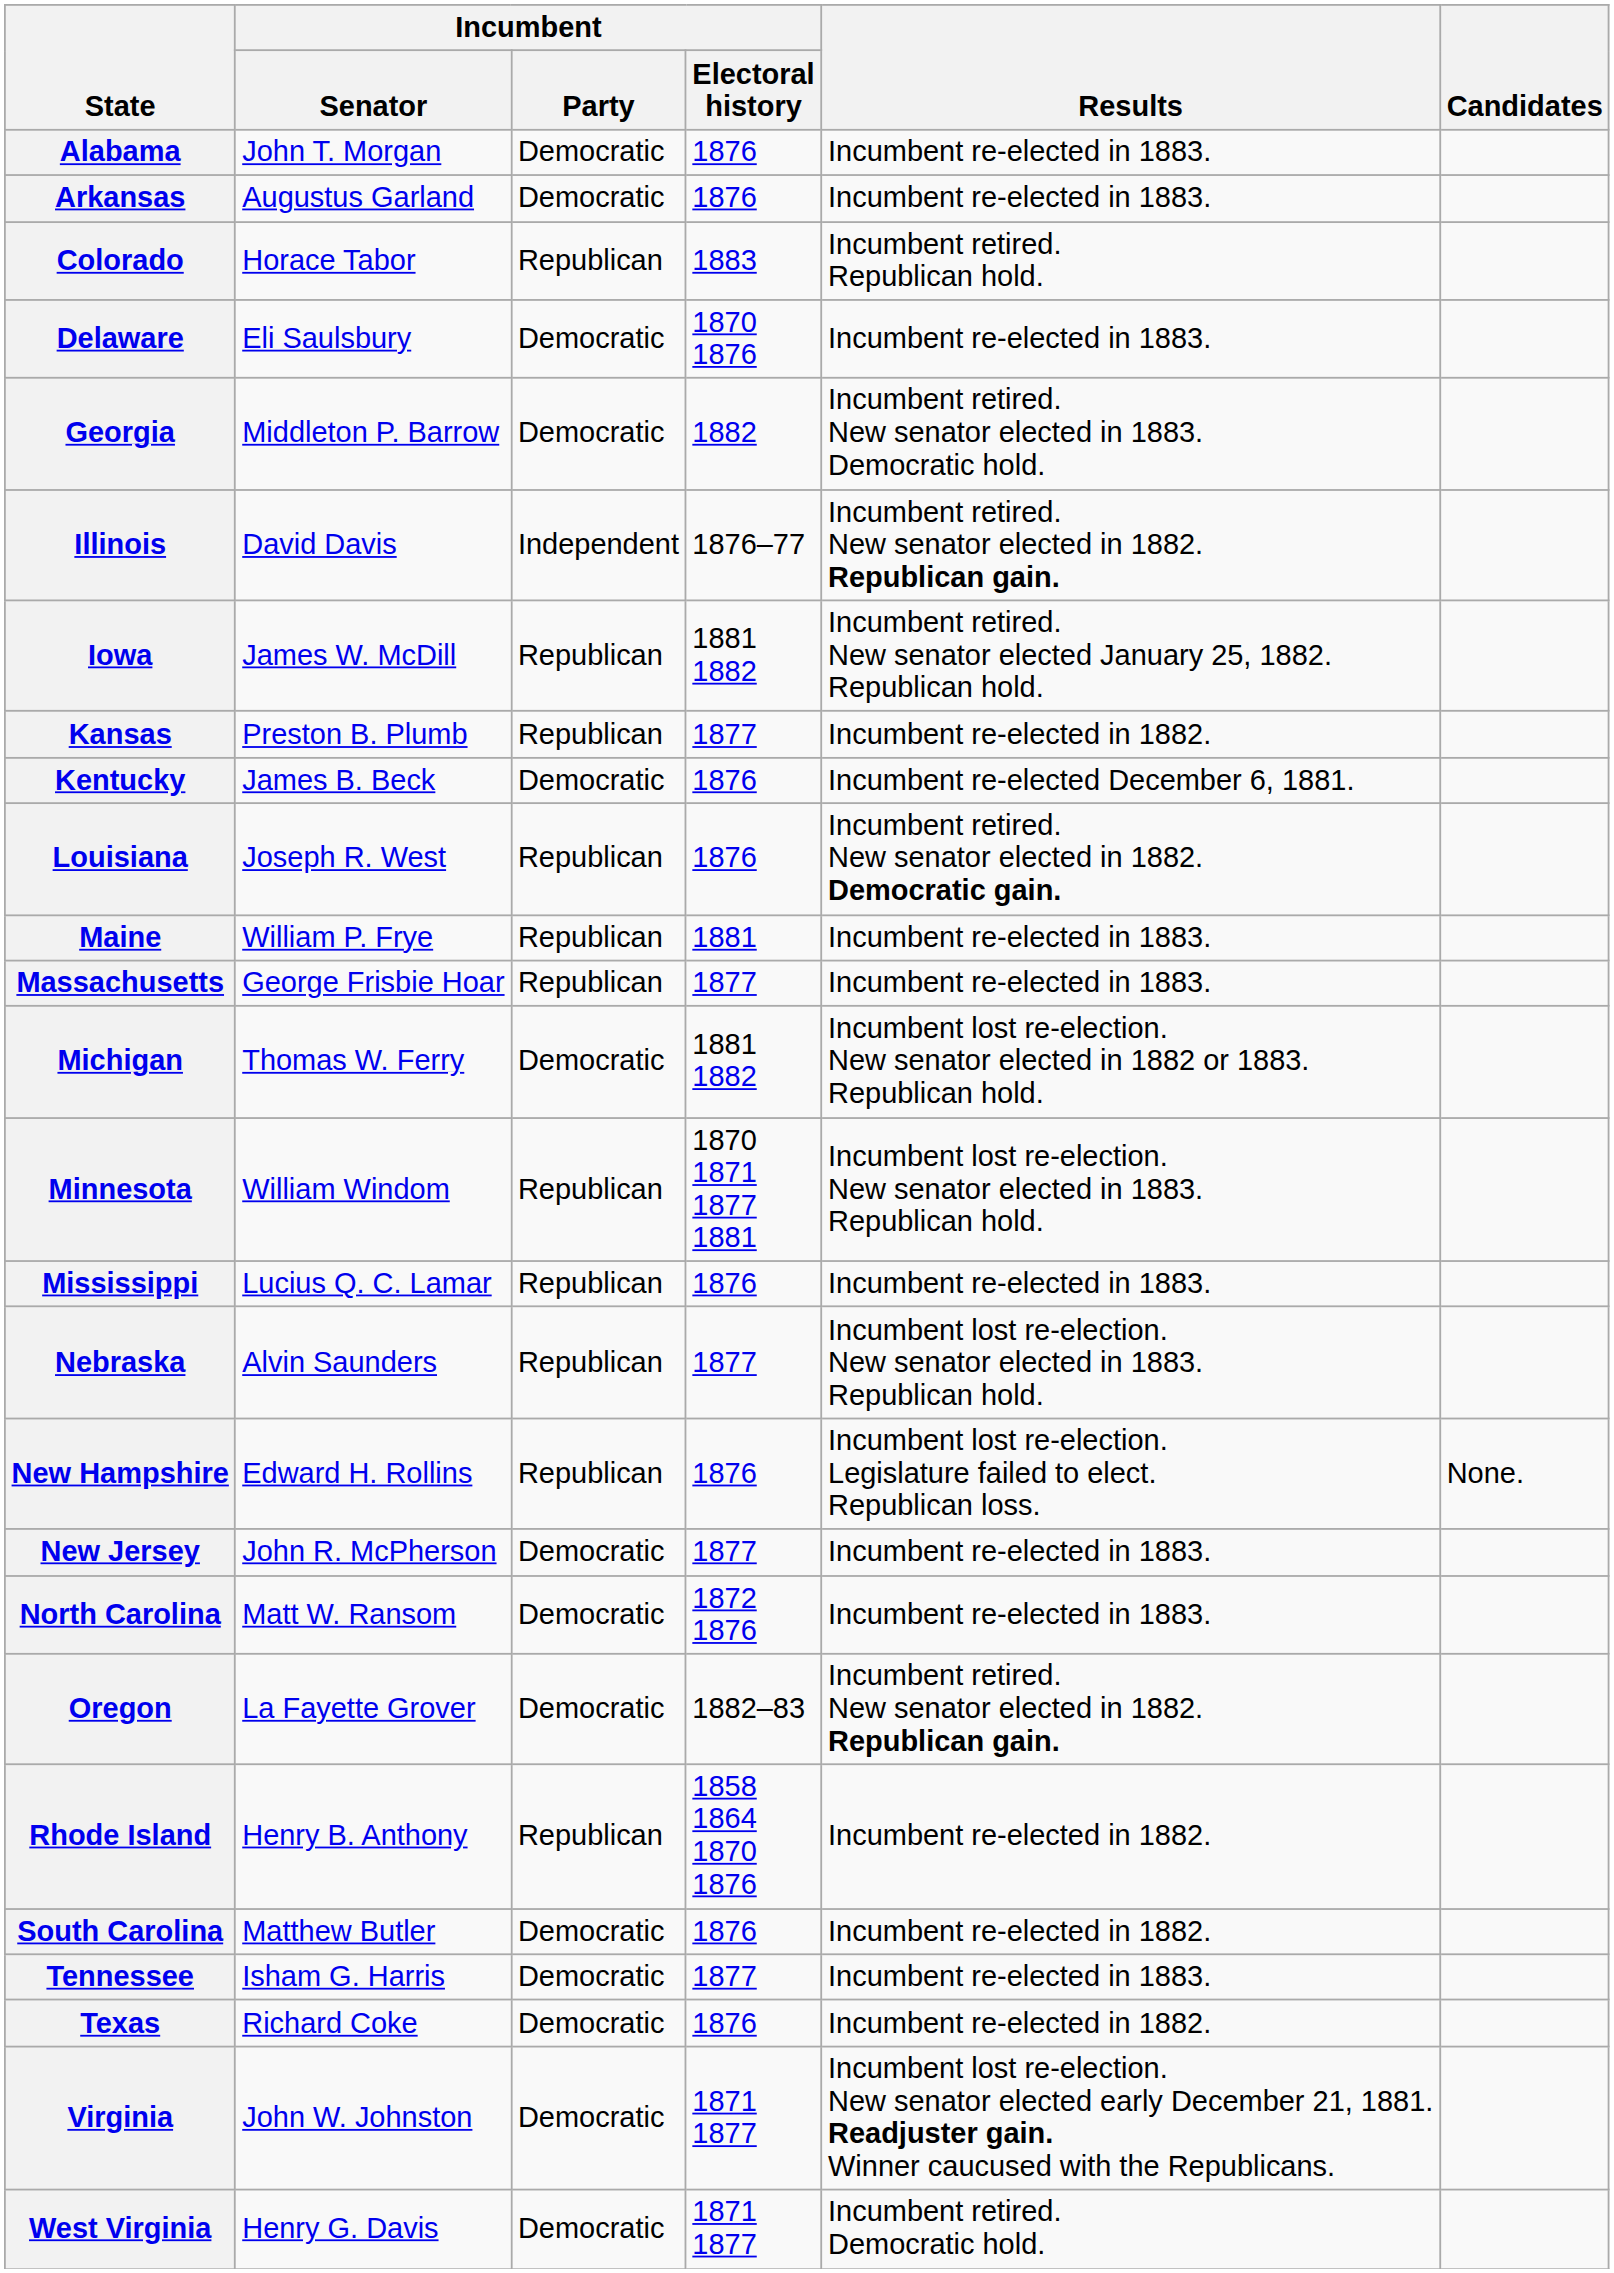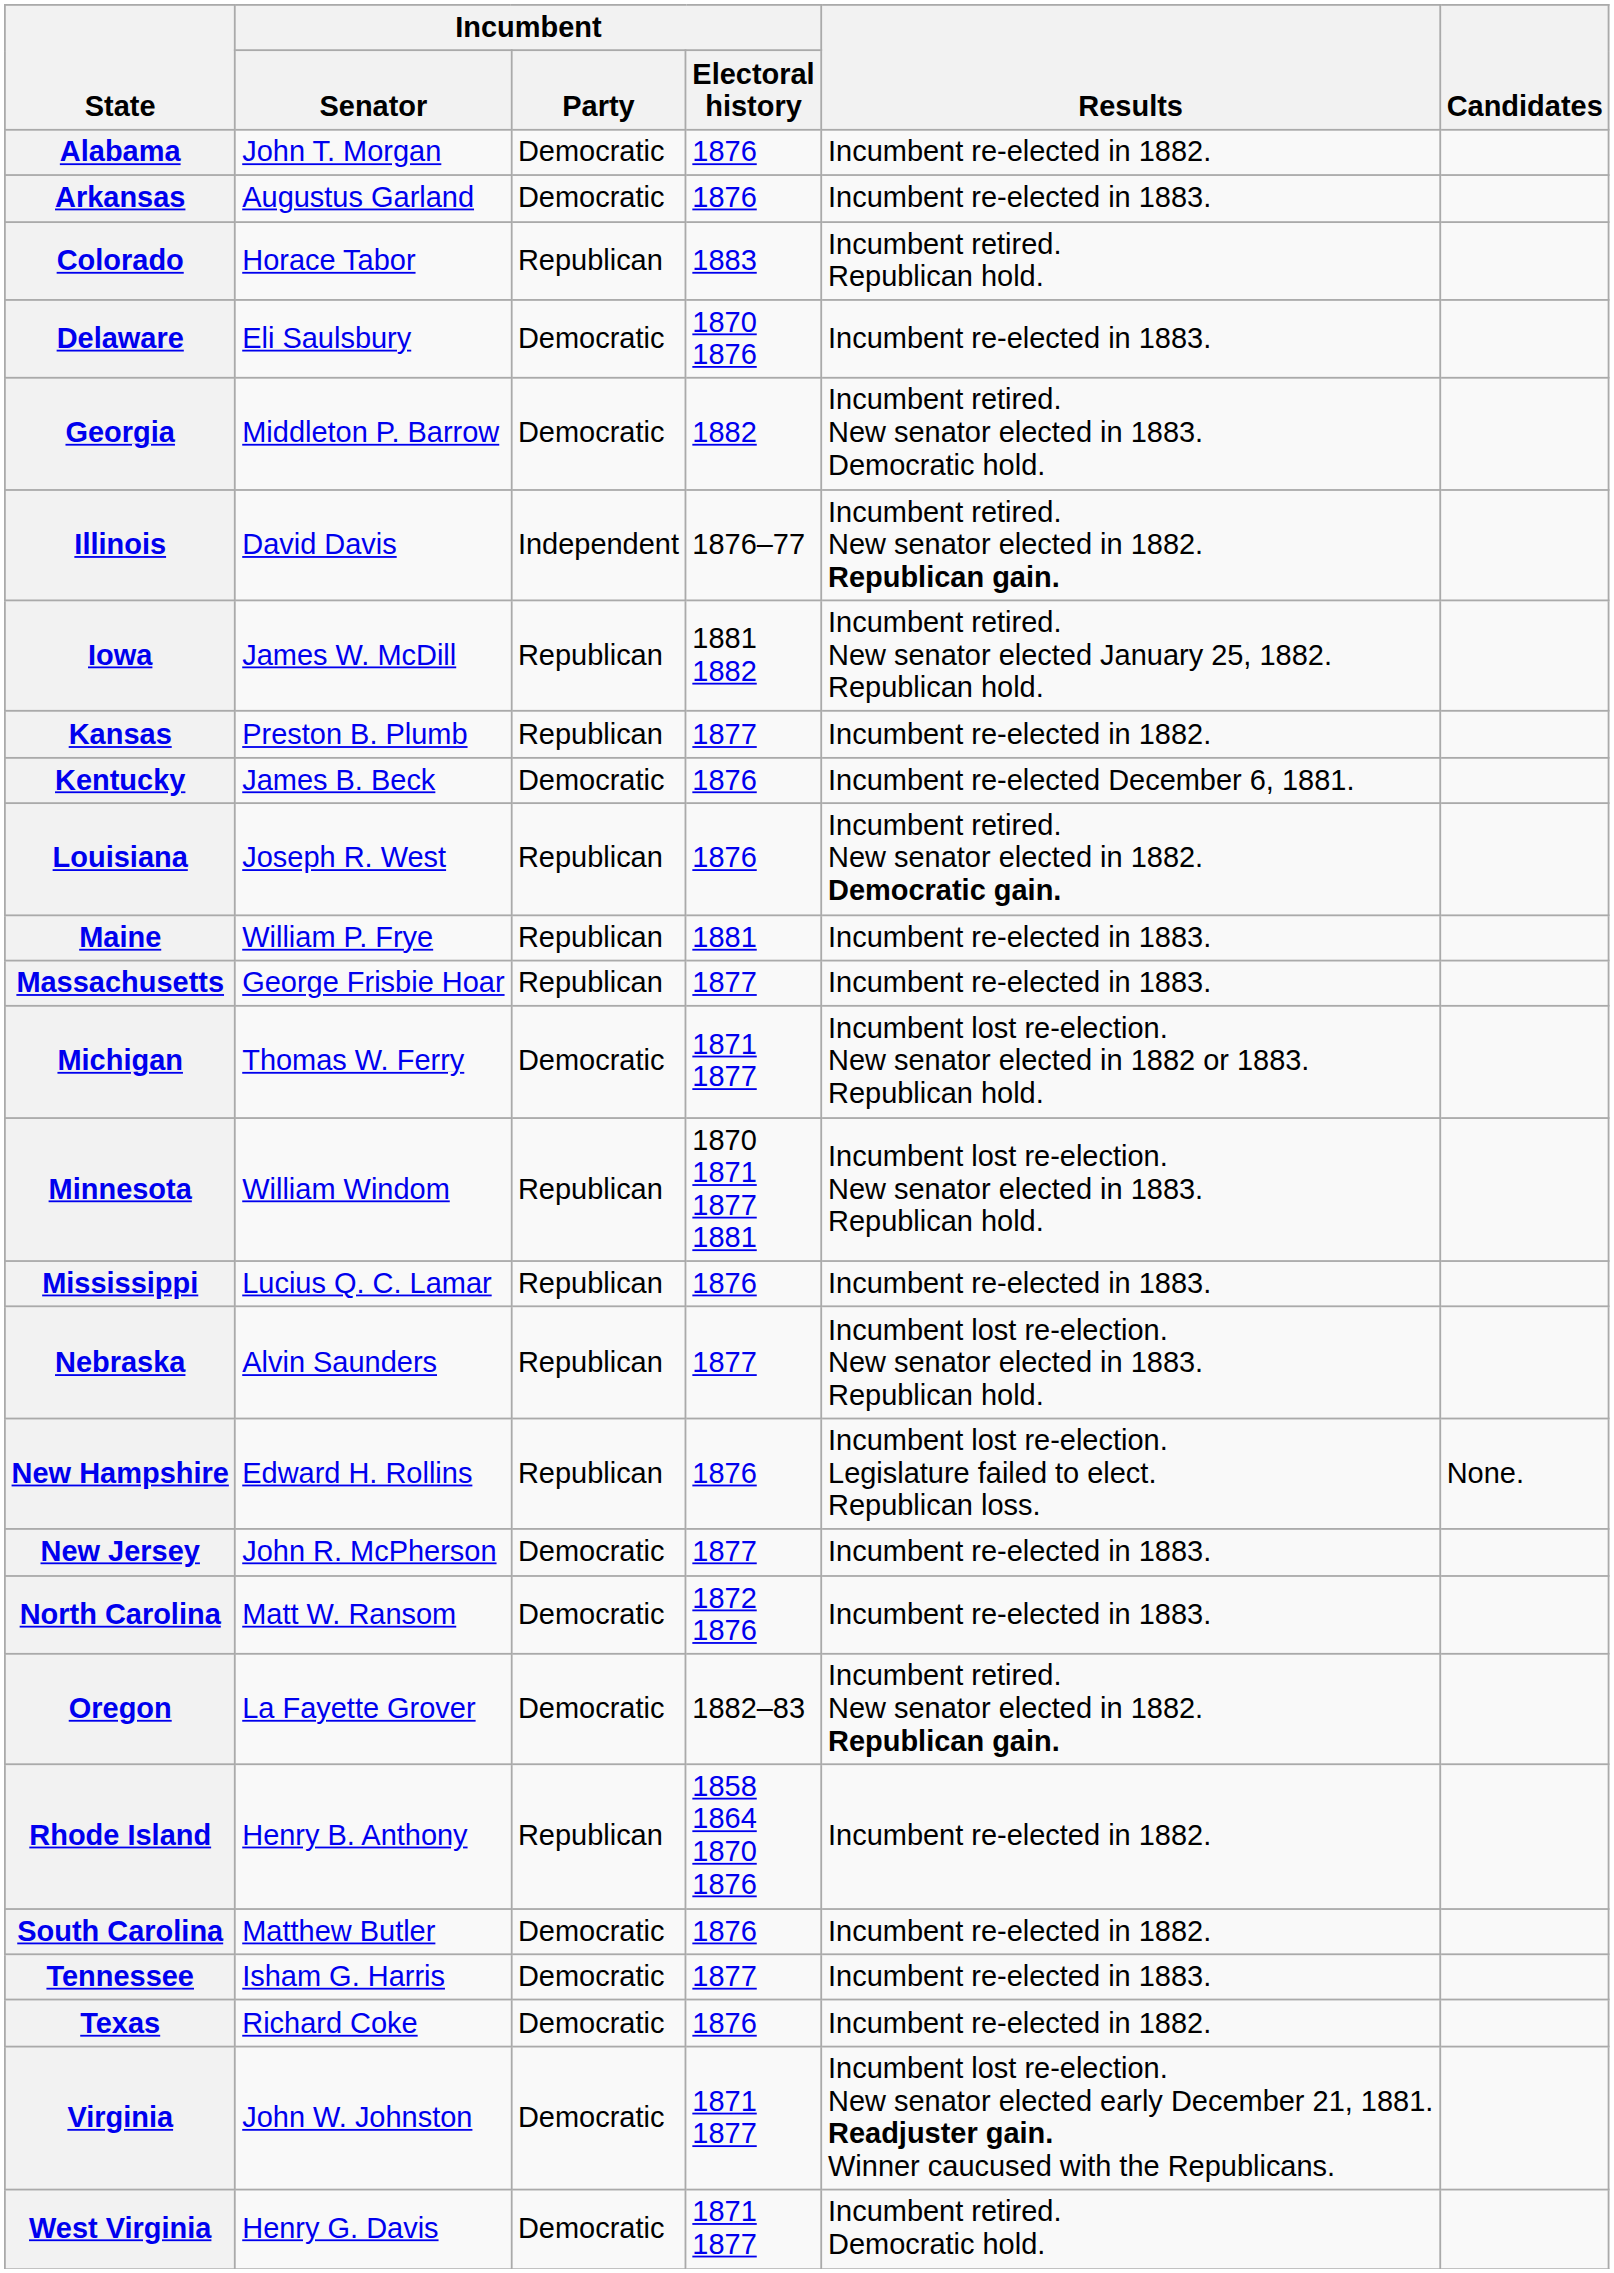(1020, 151) Incumbent re-elected in 1883. -> (1020, 151) Incumbent re-elected in 1882.
(725, 1061) 1881 1882 -> (725, 1061) 1871 1877
